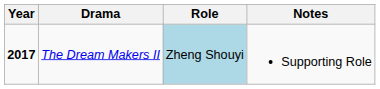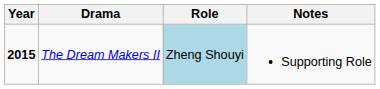(21, 54) 2017 -> (21, 54) 2015
